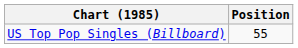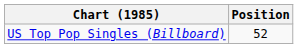(261, 34) 55 -> (261, 34) 52
